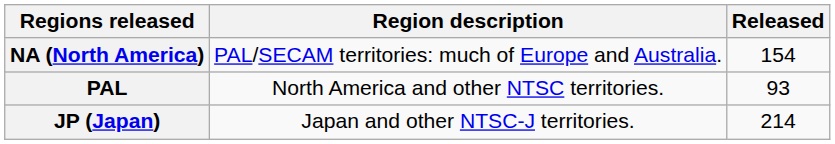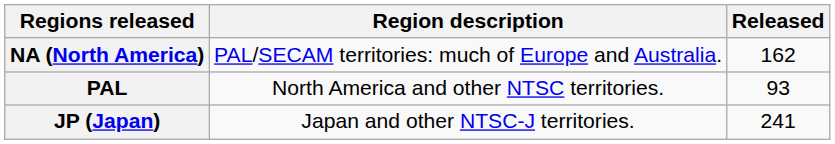(778, 54) 154 -> (778, 54) 162
(778, 121) 214 -> (778, 121) 241
